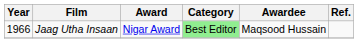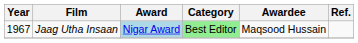(19, 29) 1966 -> (19, 29) 1967
(151, 29) no background -> (151, 29) lightblue background
